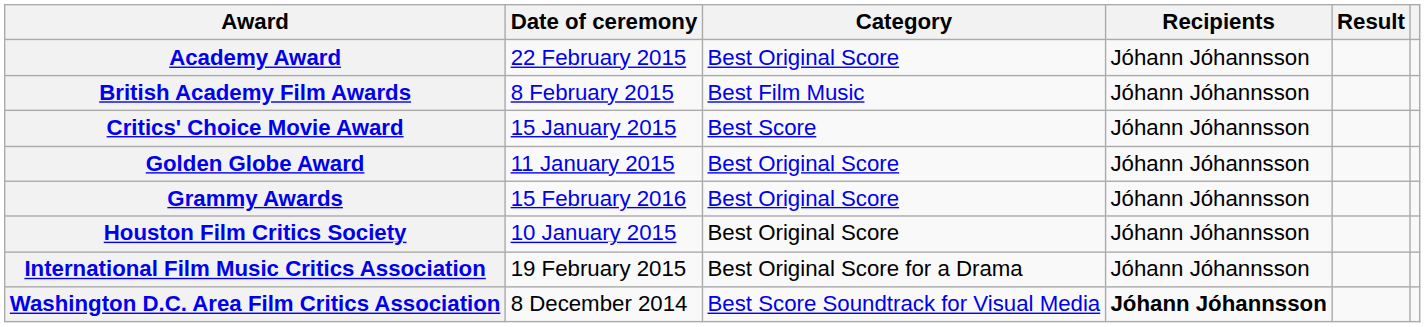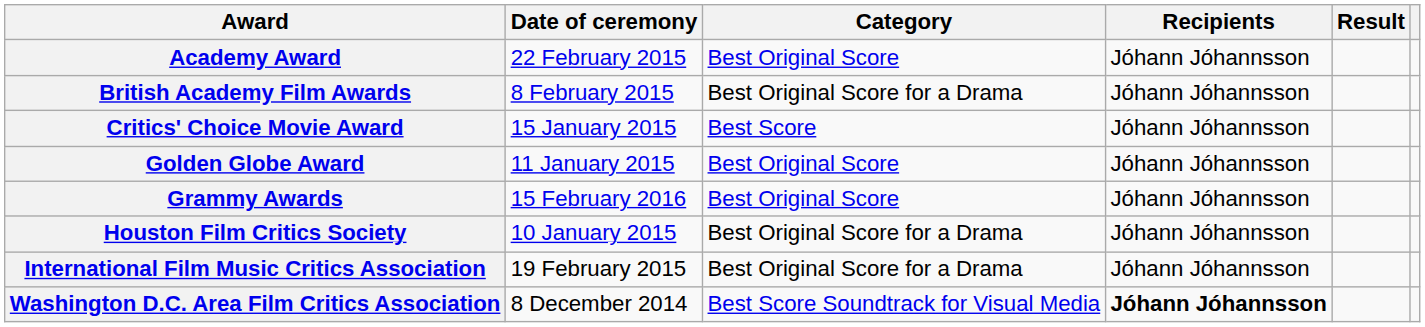(786, 92) Best Film Music -> (865, 92) Best Original Score for a Drama
(803, 233) Best Original Score -> (865, 233) Best Original Score for a Drama
